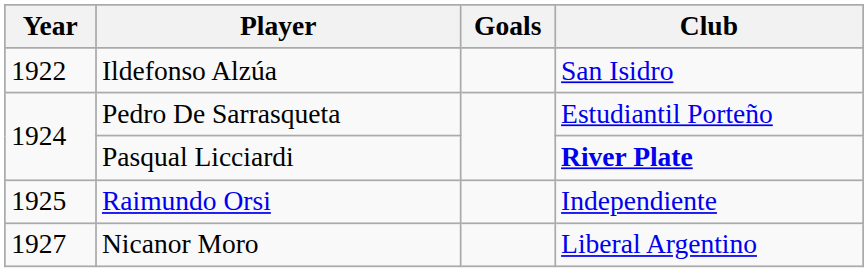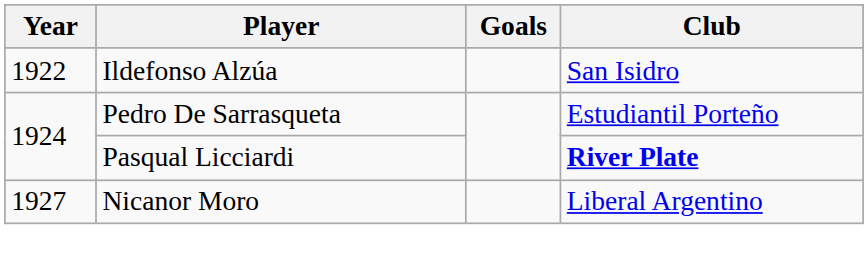- row: (186, 200)
